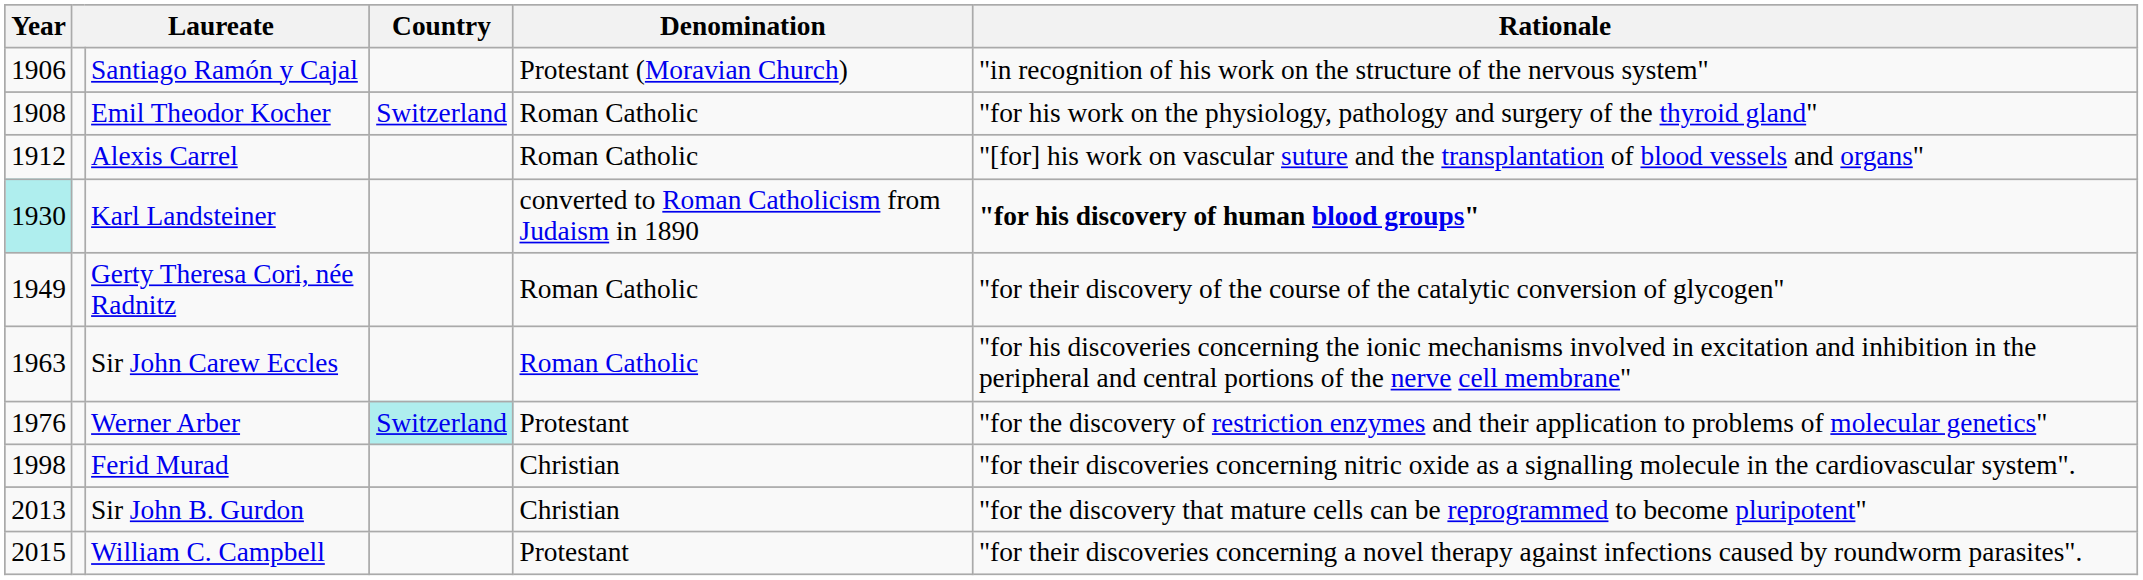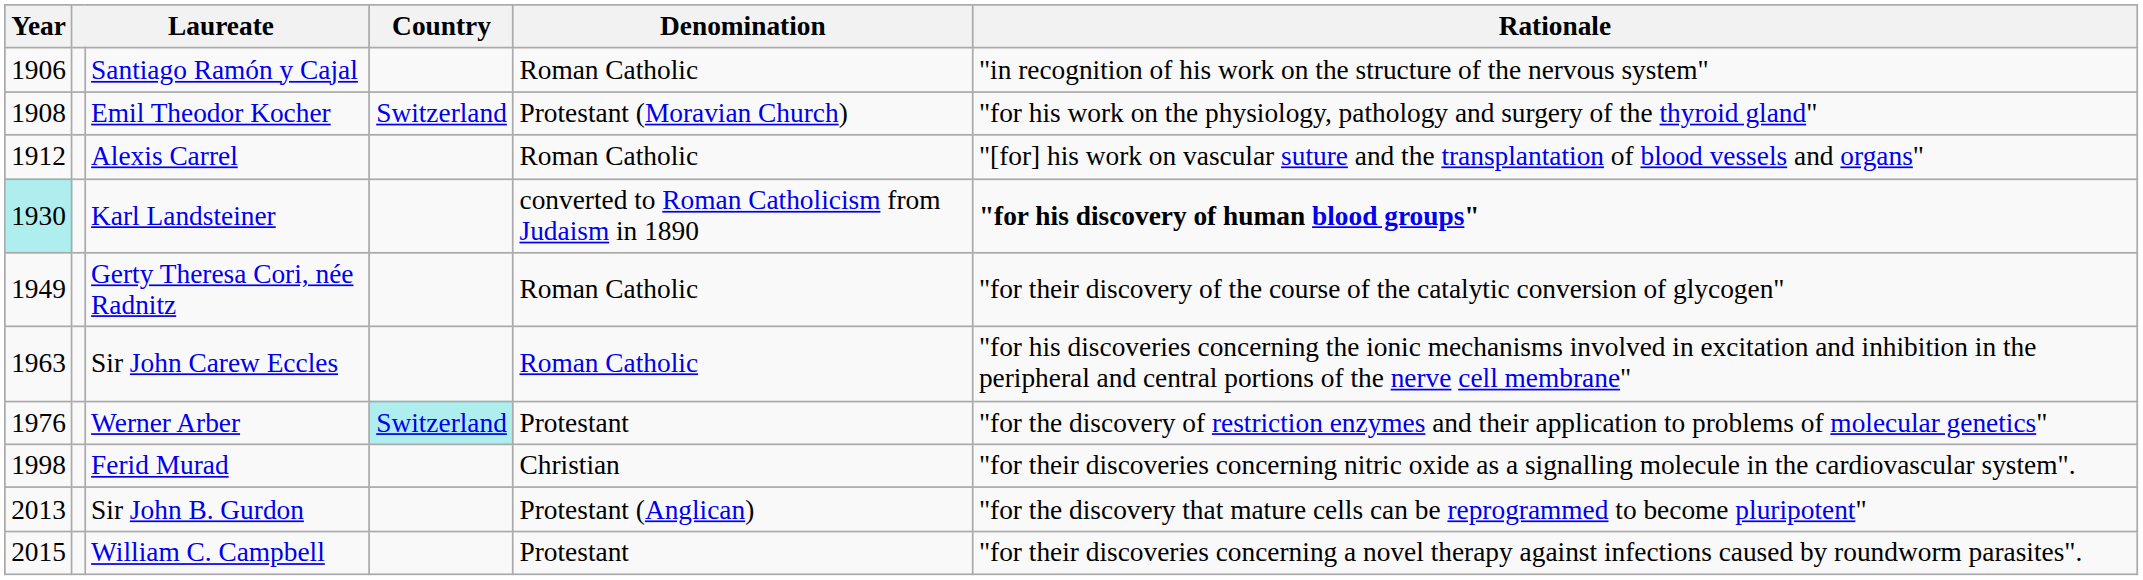(684, 69) Protestant (Moravian Church) -> (609, 69) Roman Catholic
(609, 112) Roman Catholic -> (684, 112) Protestant (Moravian Church)
(570, 509) Christian -> (637, 509) Protestant (Anglican)
